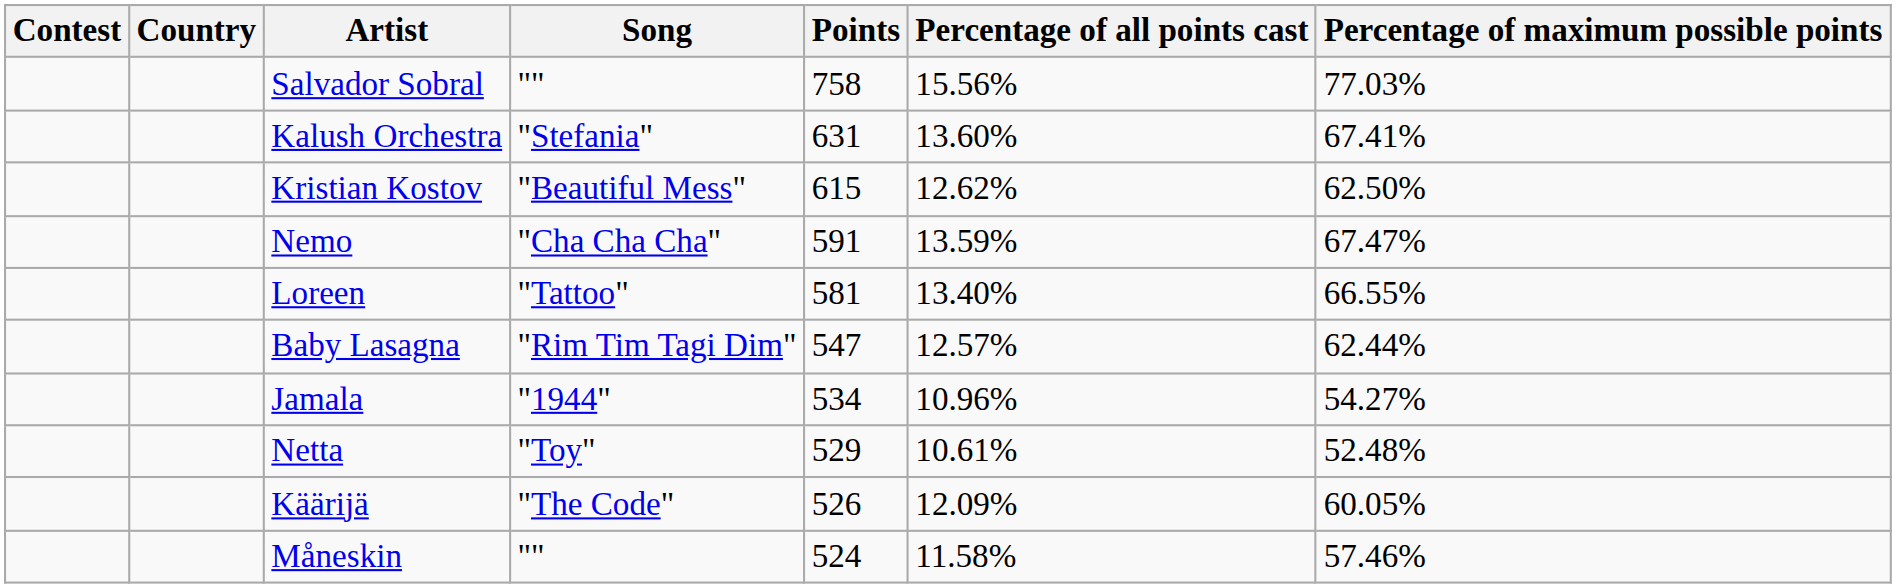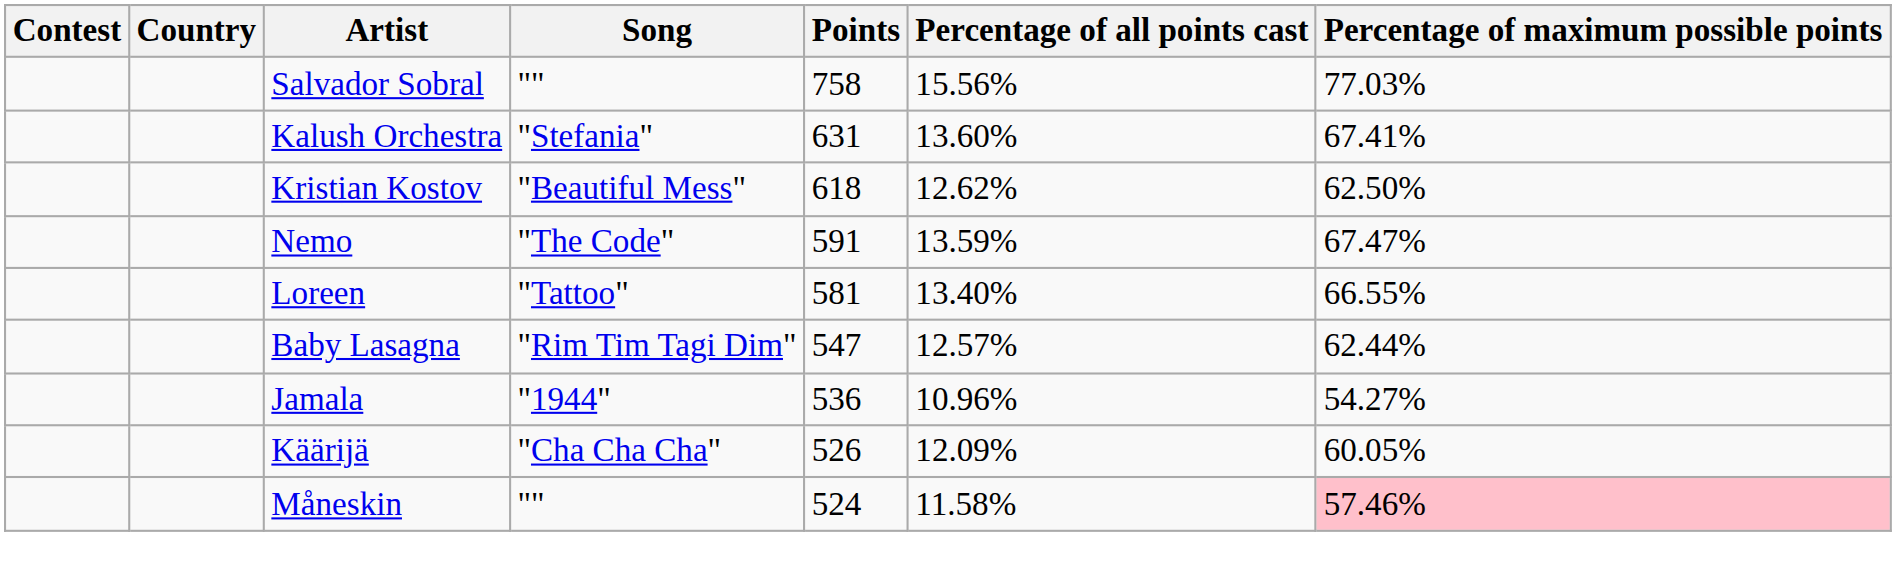(837, 188) 615 -> (837, 188) 618
(619, 240) "Cha Cha Cha" -> (596, 240) "The Code"
(837, 398) 534 -> (837, 398) 536
- row: (307, 450)
(596, 503) "The Code" -> (619, 450) "Cha Cha Cha"
(1375, 556) no background -> (1375, 503) pink background
